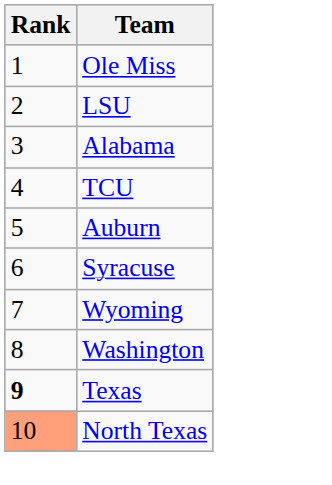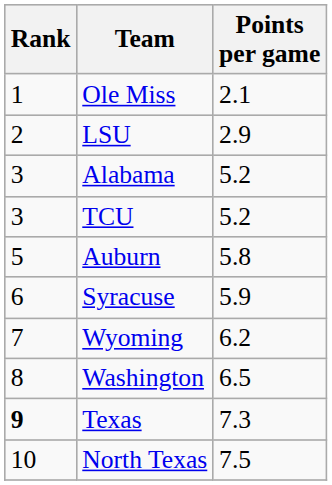+ column: (270, 39)
(17, 187) 4 -> (17, 216) 3
(24, 430) lightsalmon background -> (24, 459) no background
